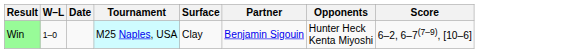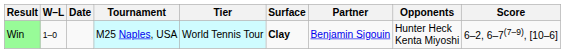+ column: (223, 12)
(192, 34) normal -> (279, 34) bold
